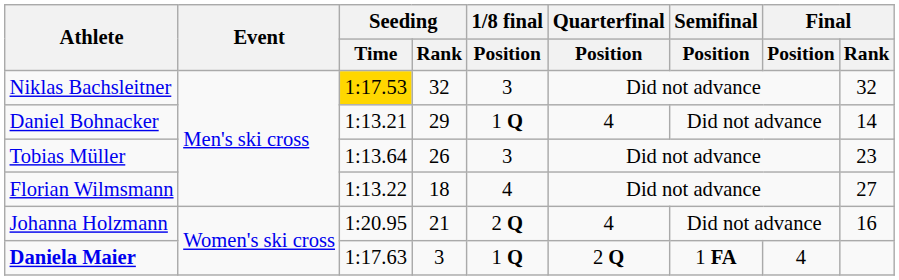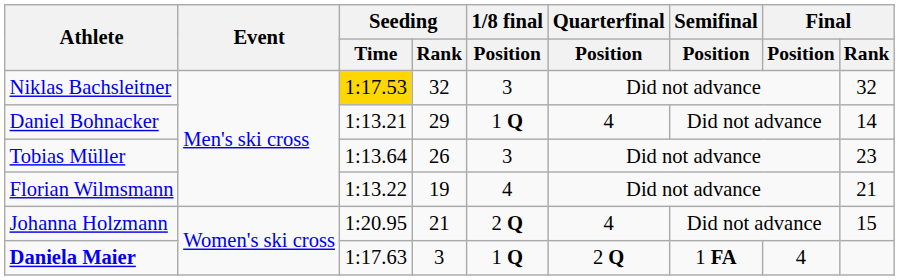(439, 189) 18 -> (439, 189) 19
(867, 189) 27 -> (867, 189) 21
(867, 223) 16 -> (867, 223) 15
